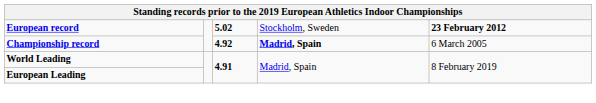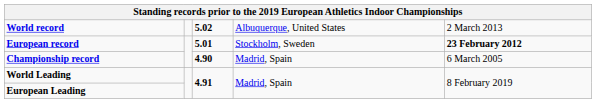+ row: (35, 28)
(223, 28) 5.02 -> (203, 43) 5.01
(223, 43) 4.92 -> (203, 59) 4.90
(290, 43) bold -> (264, 59) normal
